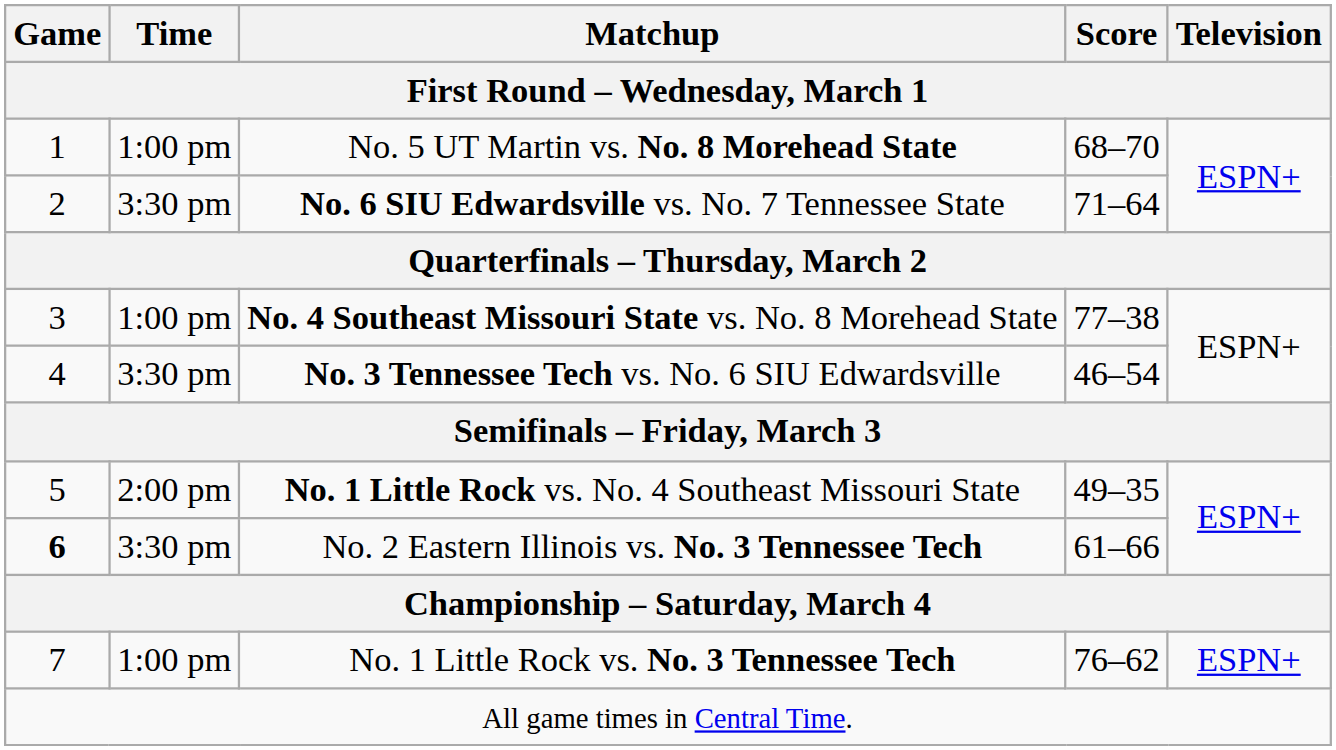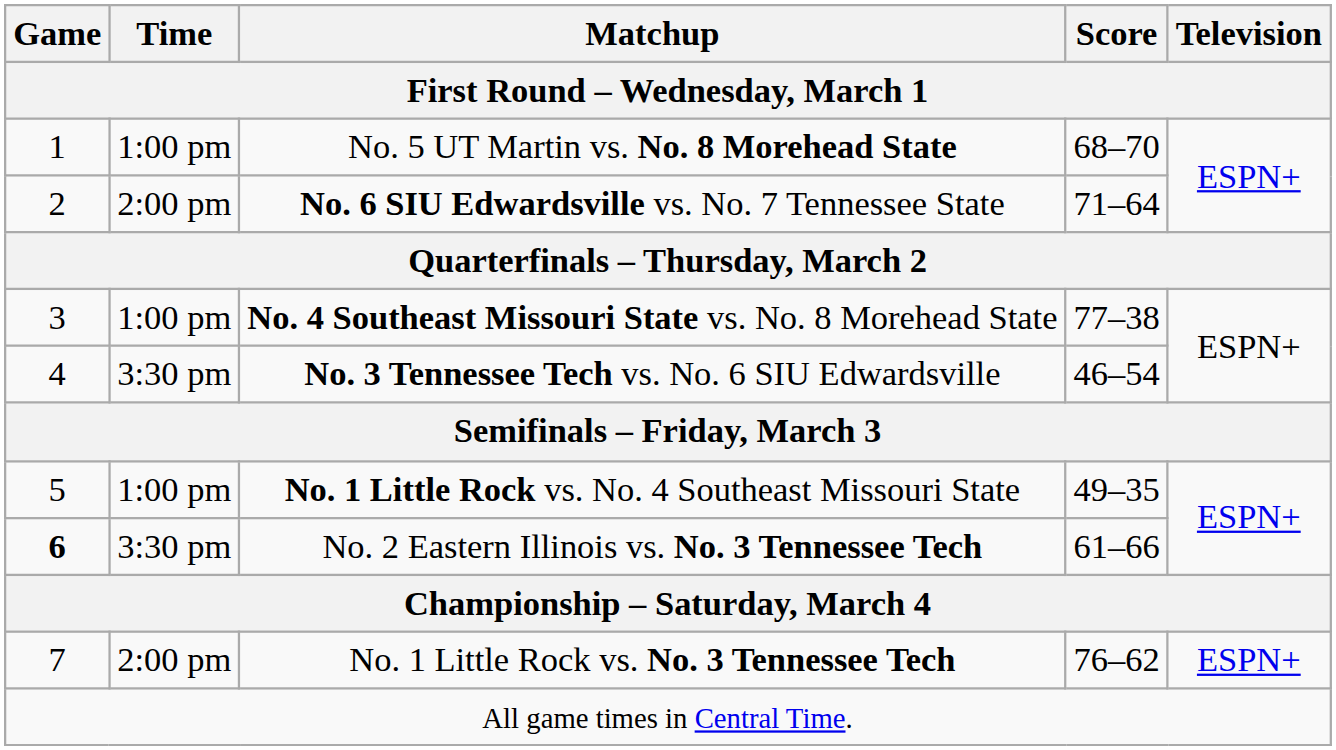(174, 203) 3:30 pm -> (174, 203) 2:00 pm
(174, 488) 2:00 pm -> (174, 488) 1:00 pm
(174, 658) 1:00 pm -> (174, 658) 2:00 pm
